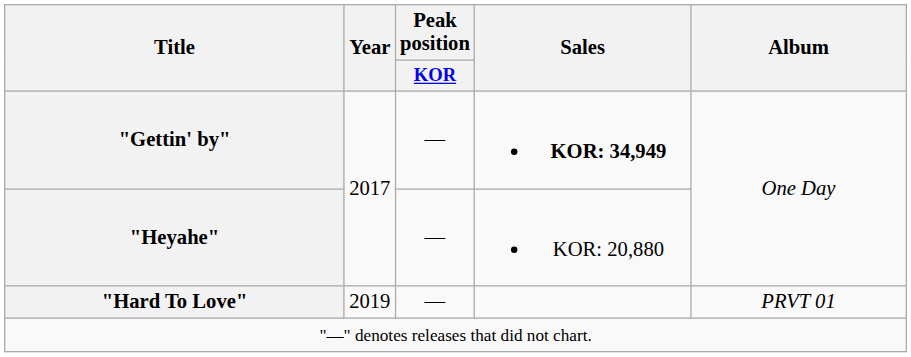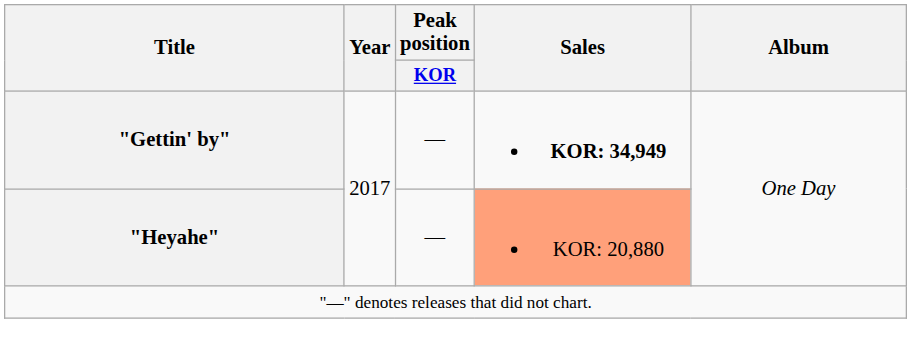(583, 249) no background -> (583, 249) lightsalmon background
- row: (175, 301)
